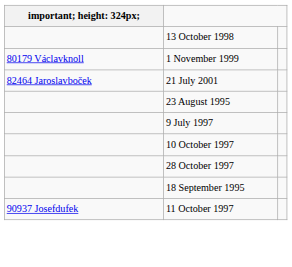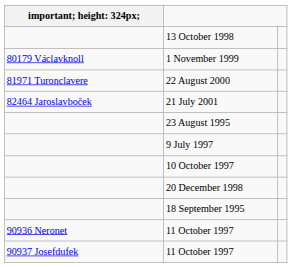+ row: (47, 80)
- row: (84, 166)
+ row: (84, 188)
+ row: (37, 230)
